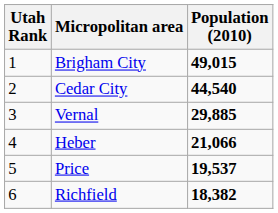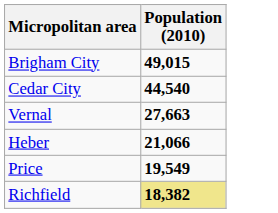- column: (28, 27)
(214, 115) 29,885 -> (167, 115) 27,663
(214, 168) 19,537 -> (167, 168) 19,549
(214, 194) no background -> (167, 194) khaki background
